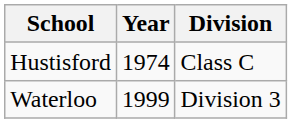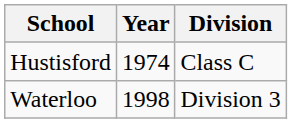(146, 99) 1999 -> (146, 99) 1998
